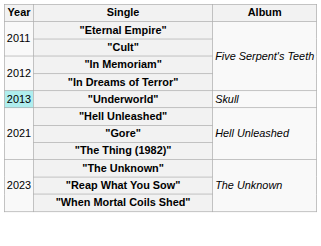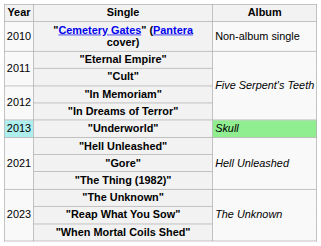+ row: (123, 36)
(227, 99) no background -> (227, 128) lightgreen background
